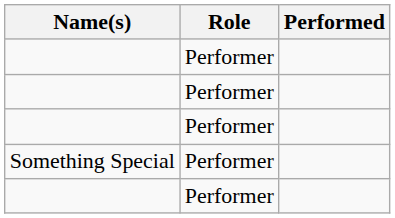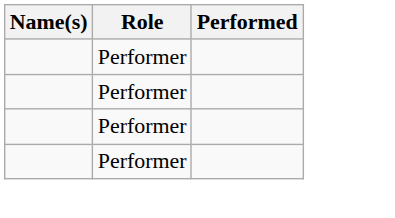- row: (92, 160)
